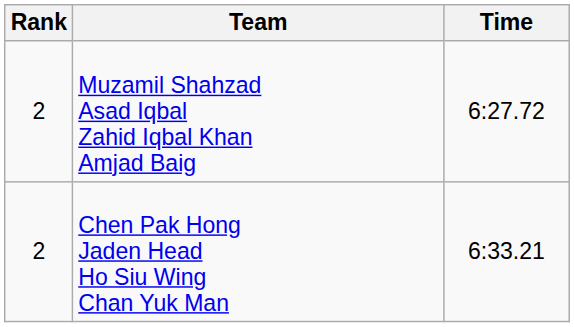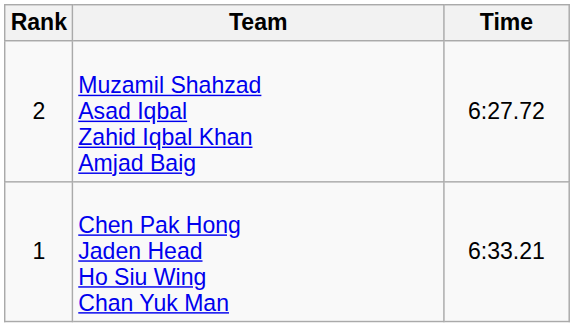(39, 251) 2 -> (39, 251) 1
